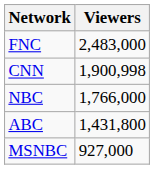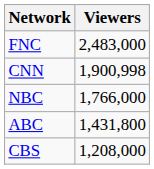+ row: (24, 151)
- row: (38, 151)
